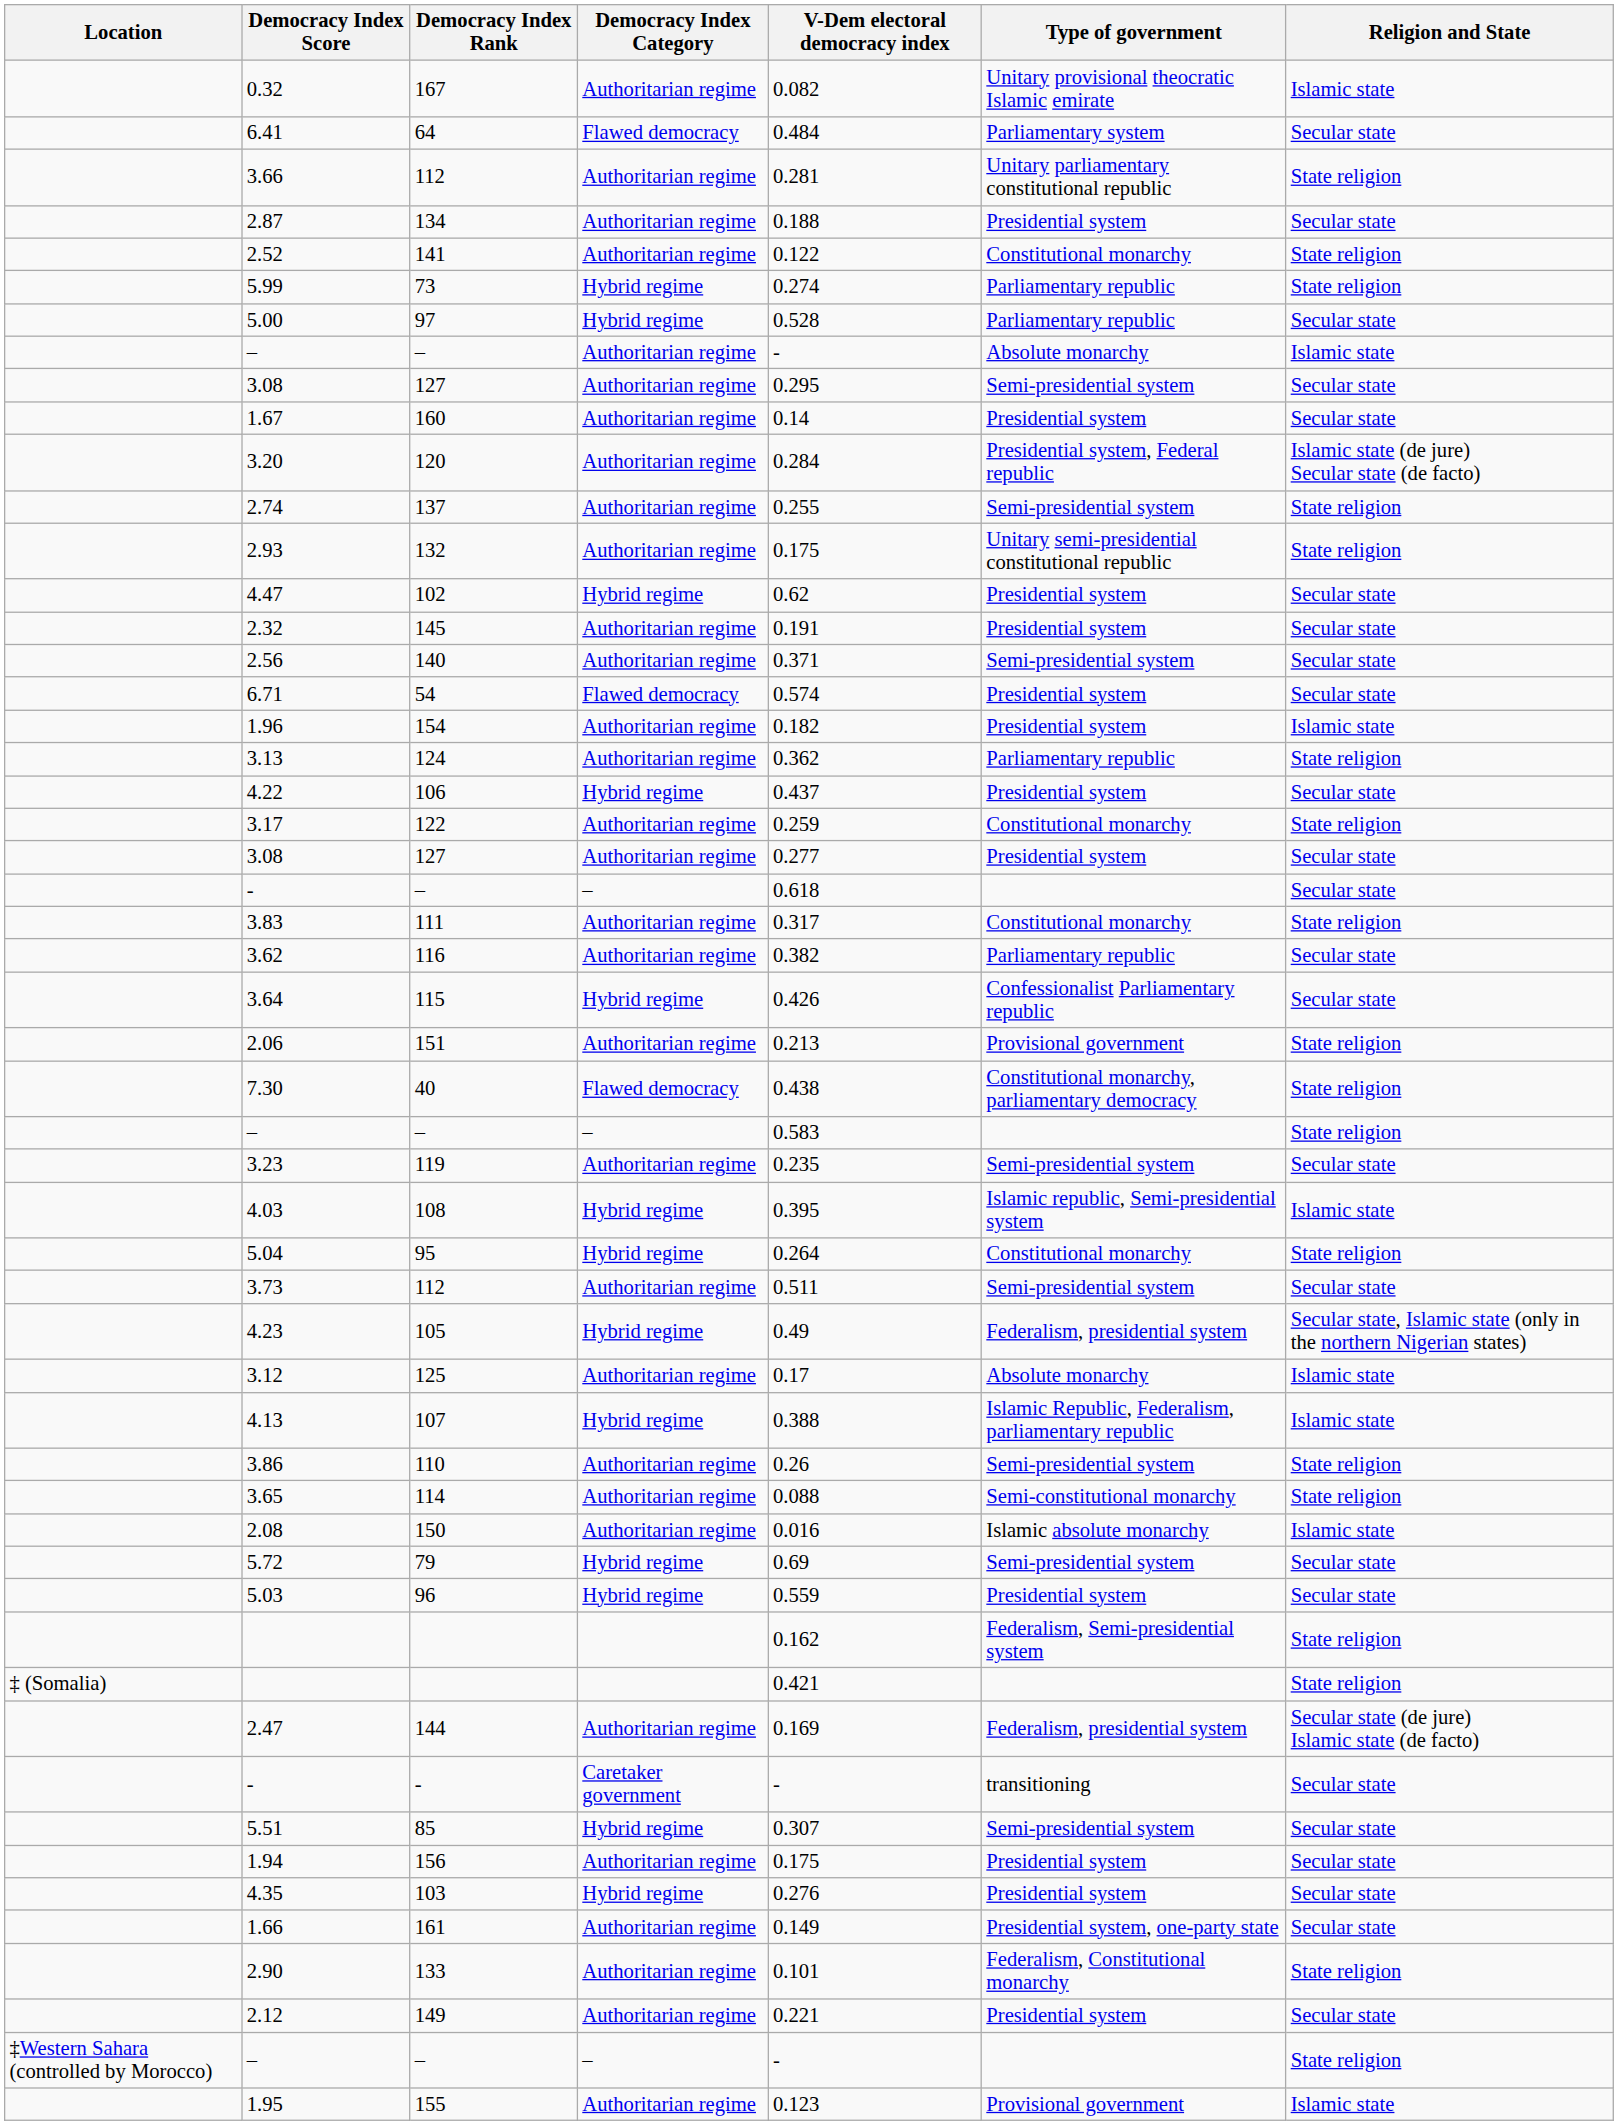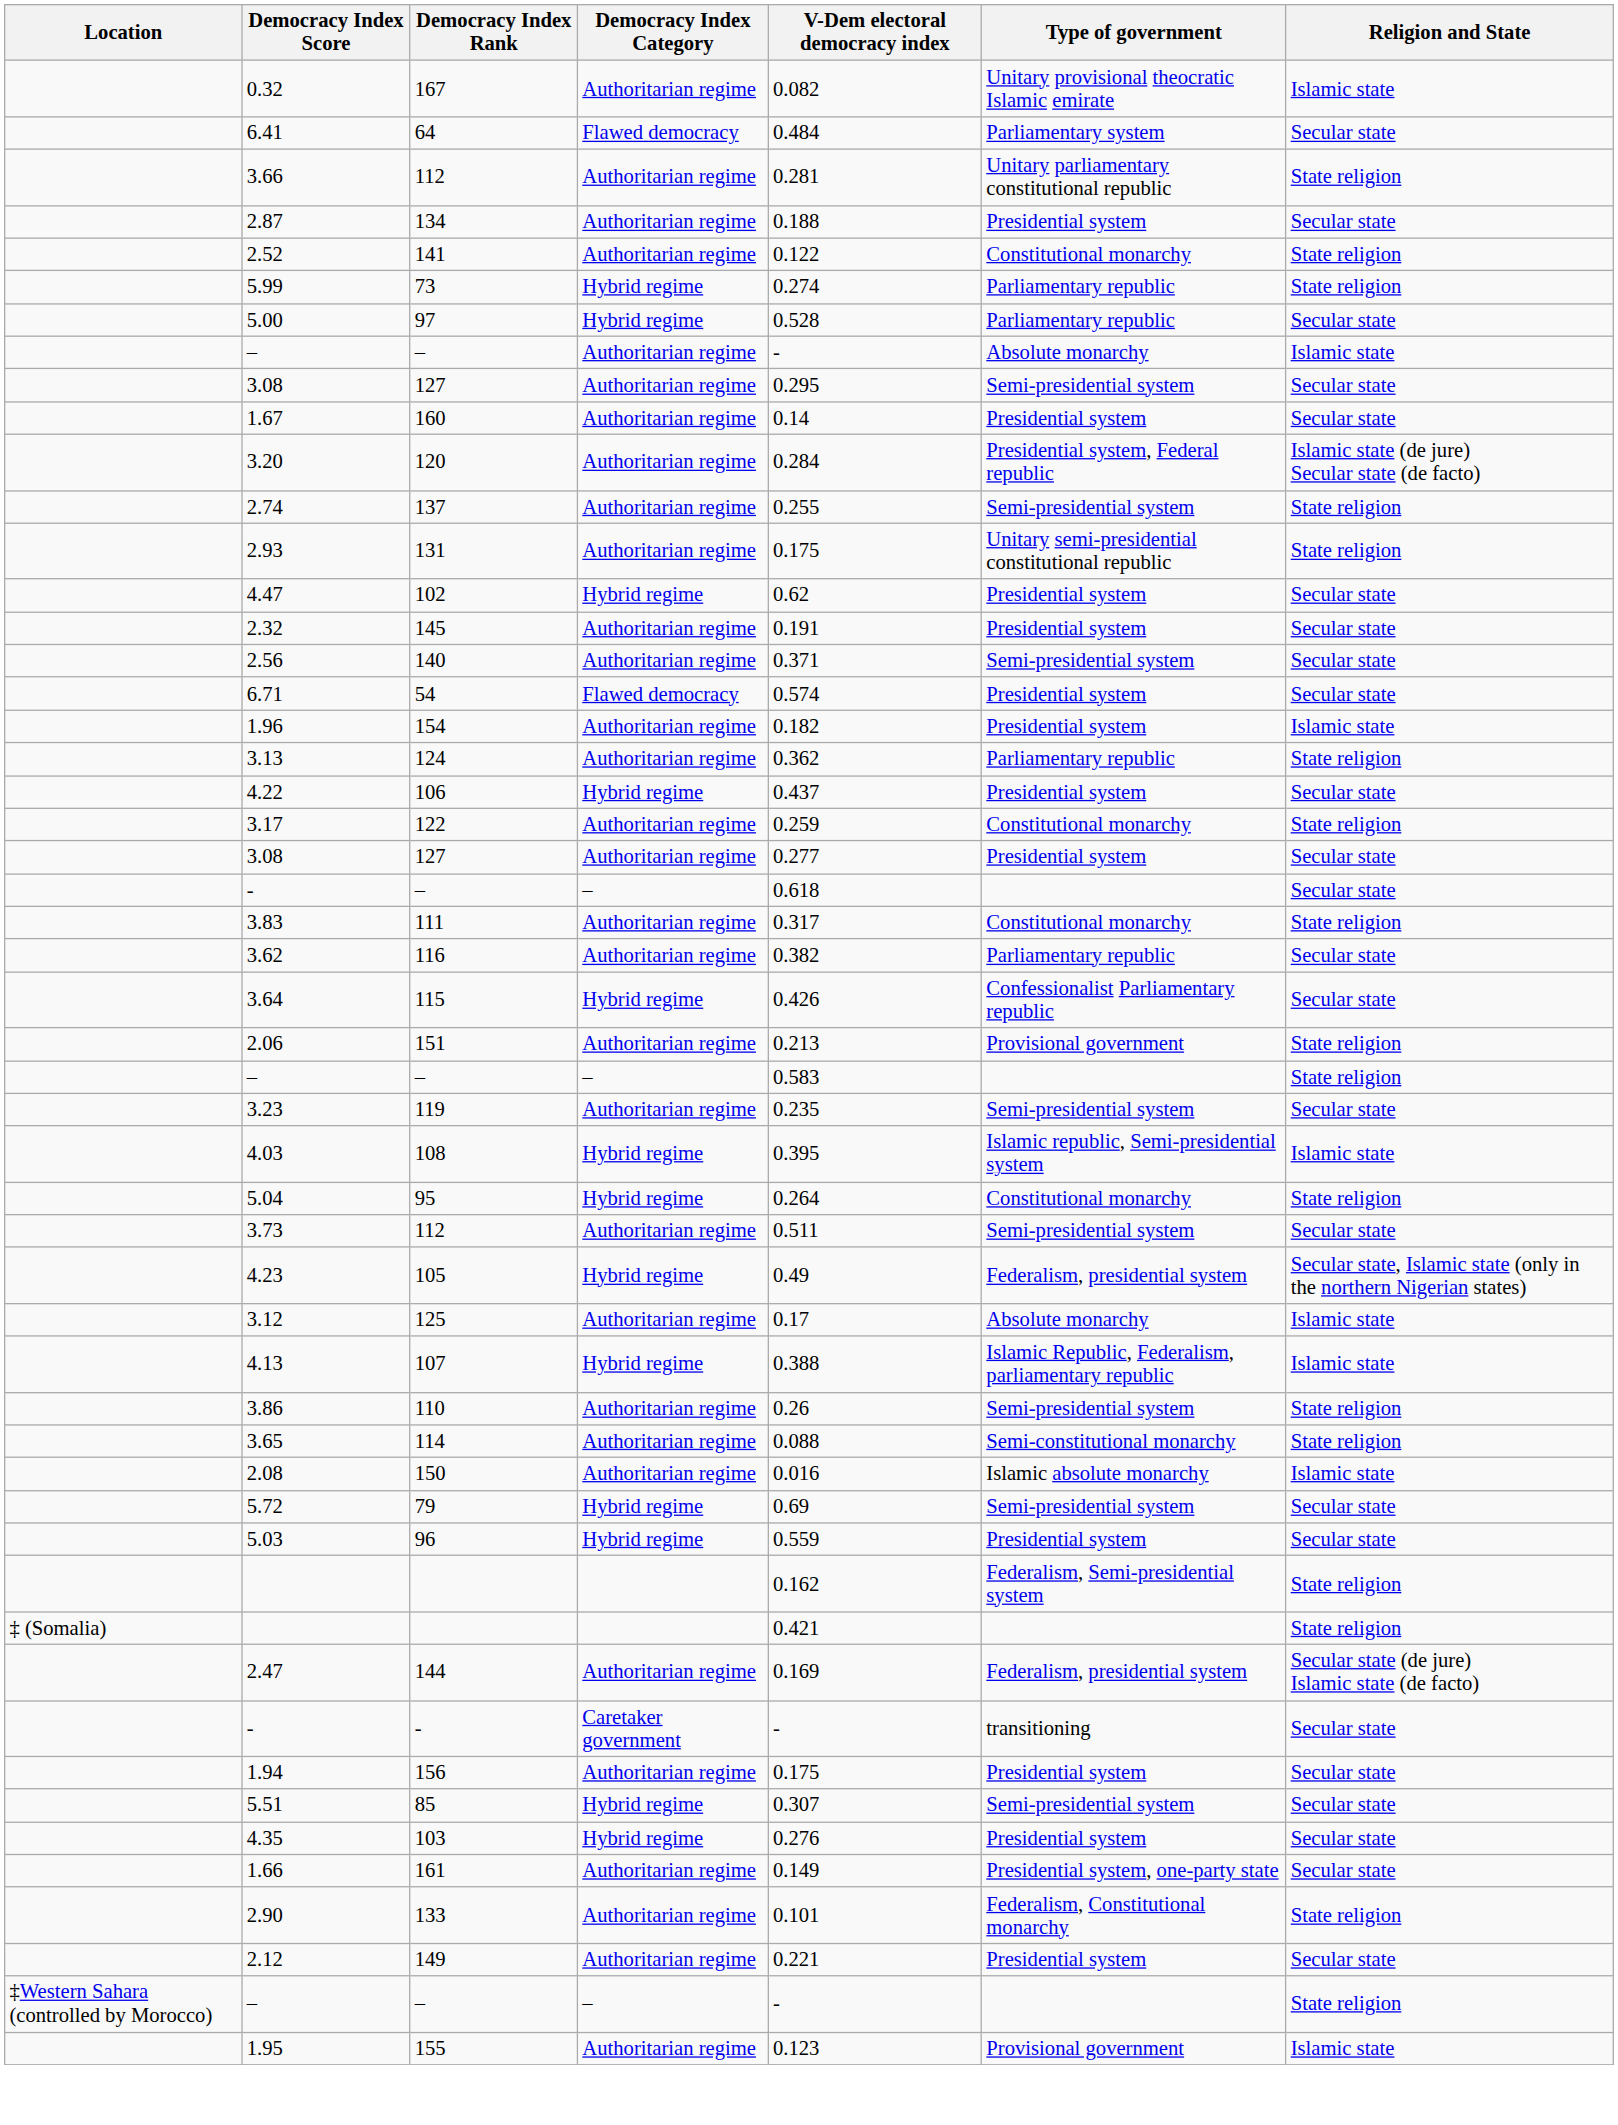(430, 550) 132 -> (430, 550) 131
- row: (265, 1088)
rows swapped: (265, 1861) <-> (265, 1828)
